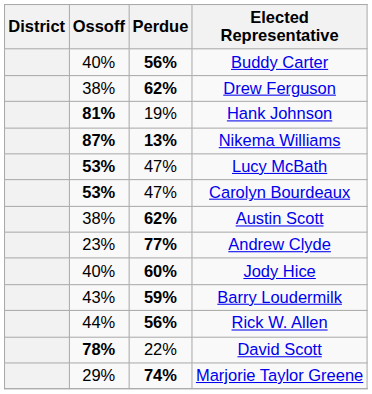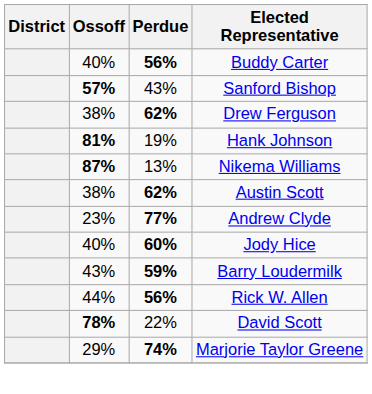+ row: (280, 88)
(160, 140) bold -> (160, 166) normal
- row: (280, 166)
- row: (280, 192)
